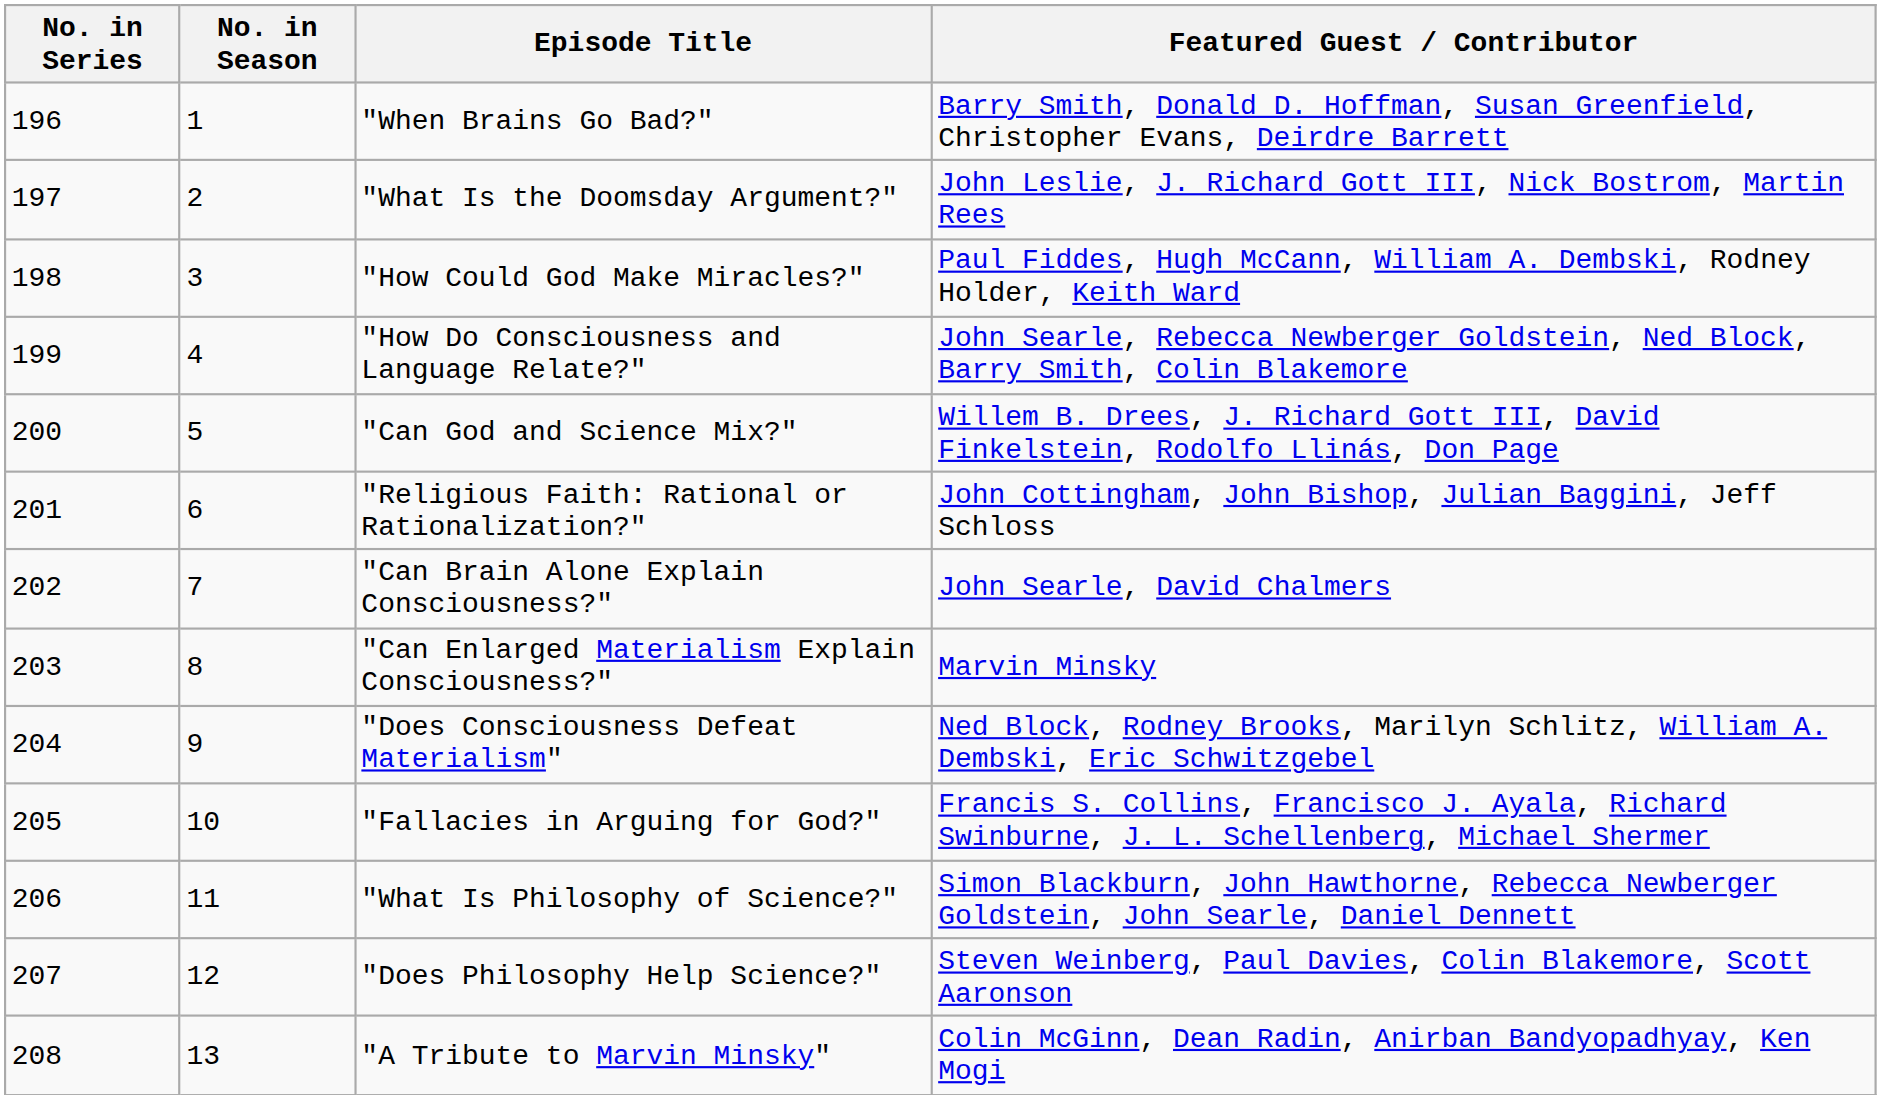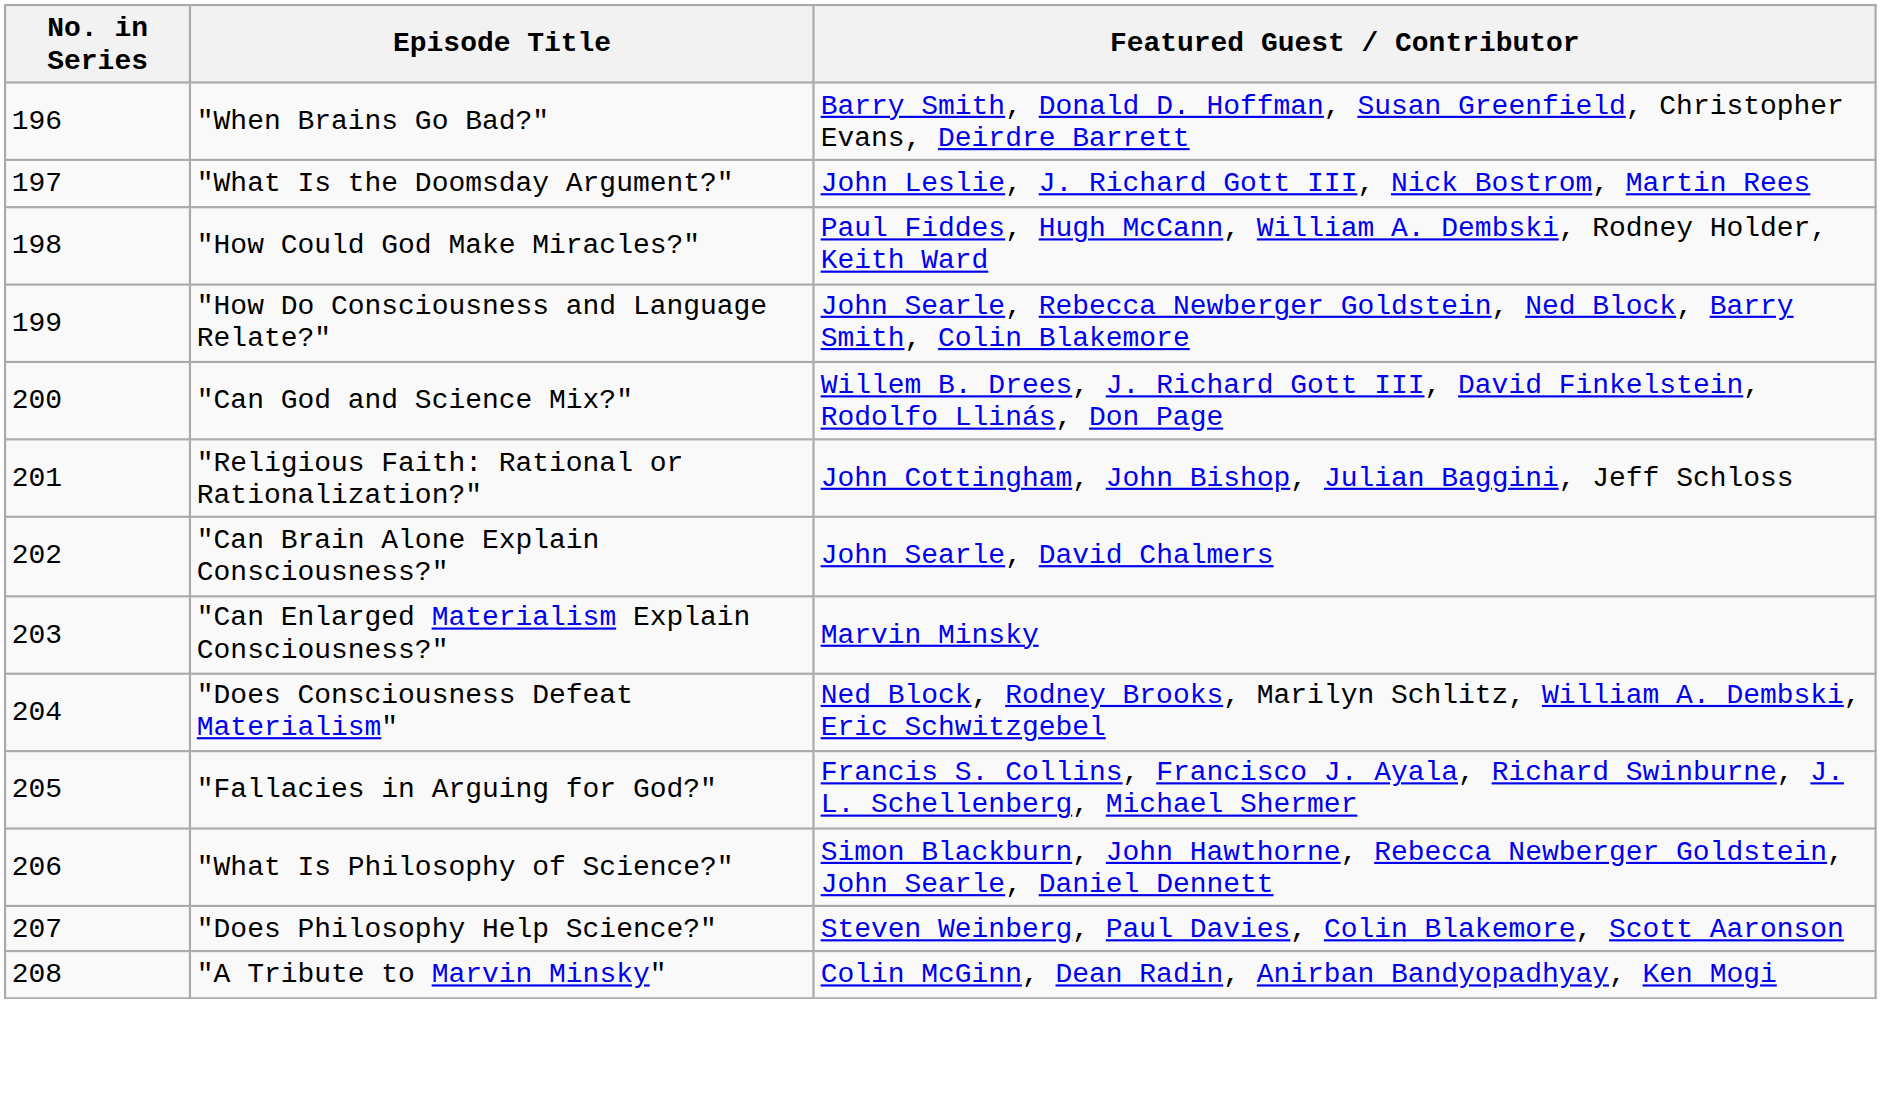- column: (267, 44)
